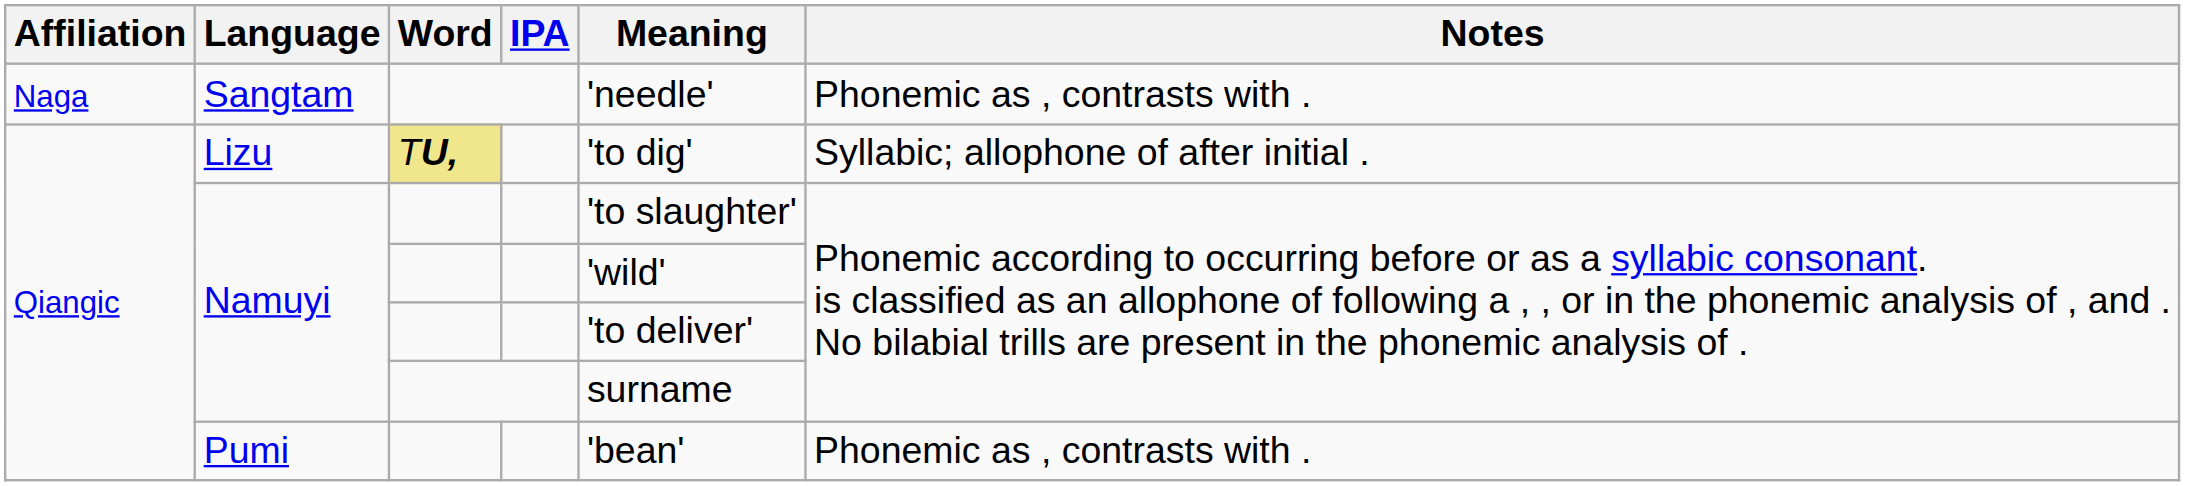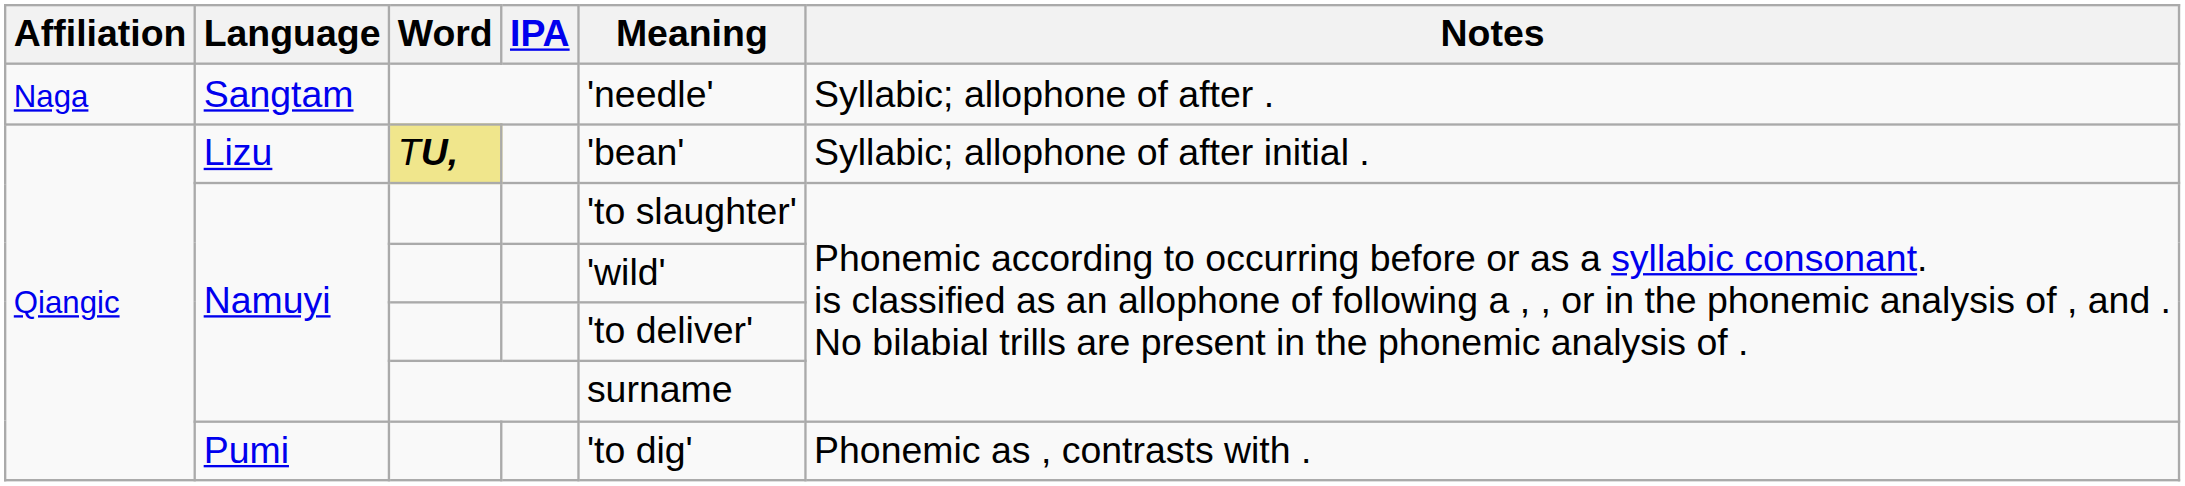(1063, 93) Phonemic as , contrasts with . -> (1044, 93) Syllabic; allophone of after .
(640, 152) 'to dig' -> (636, 152) 'bean'
(636, 449) 'bean' -> (640, 449) 'to dig'
